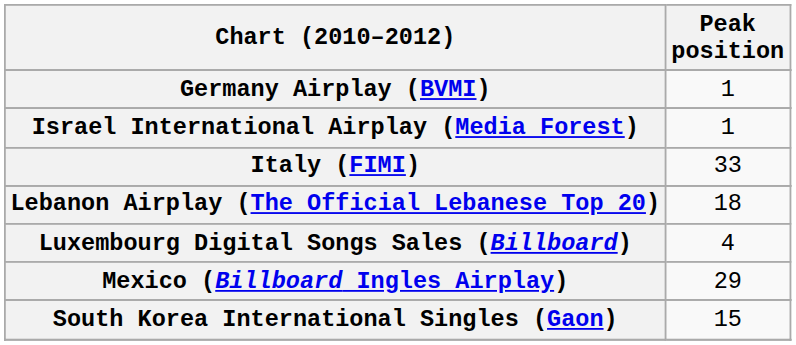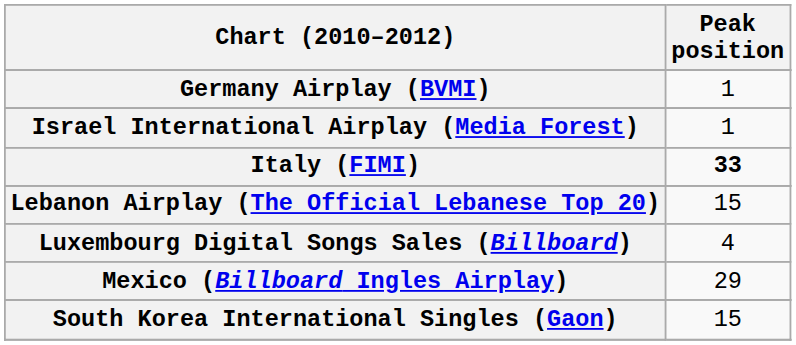(728, 166) normal -> (728, 166) bold
(728, 205) 18 -> (728, 205) 15
